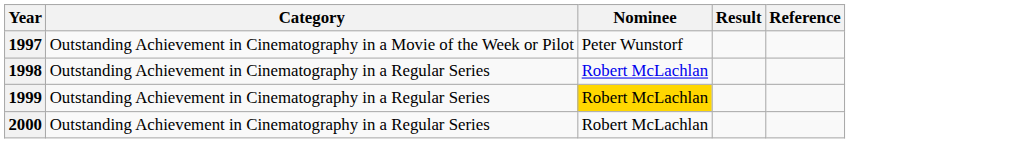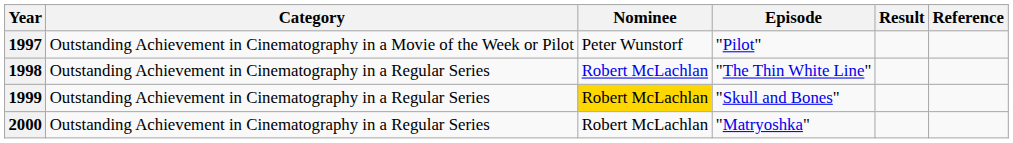+ column: (794, 17)
